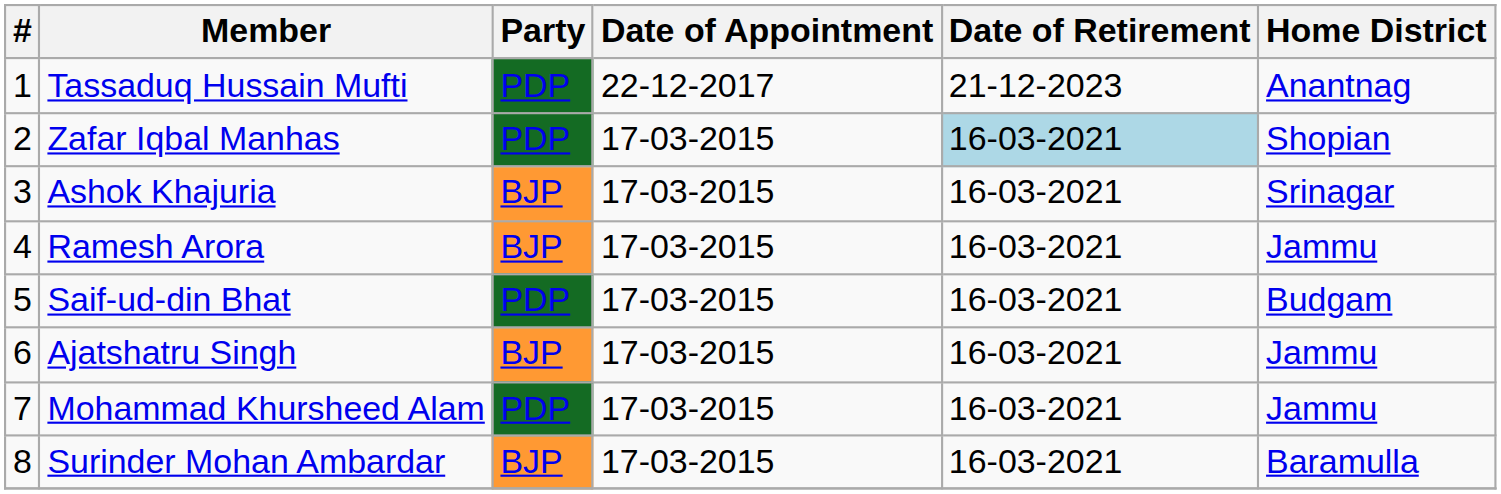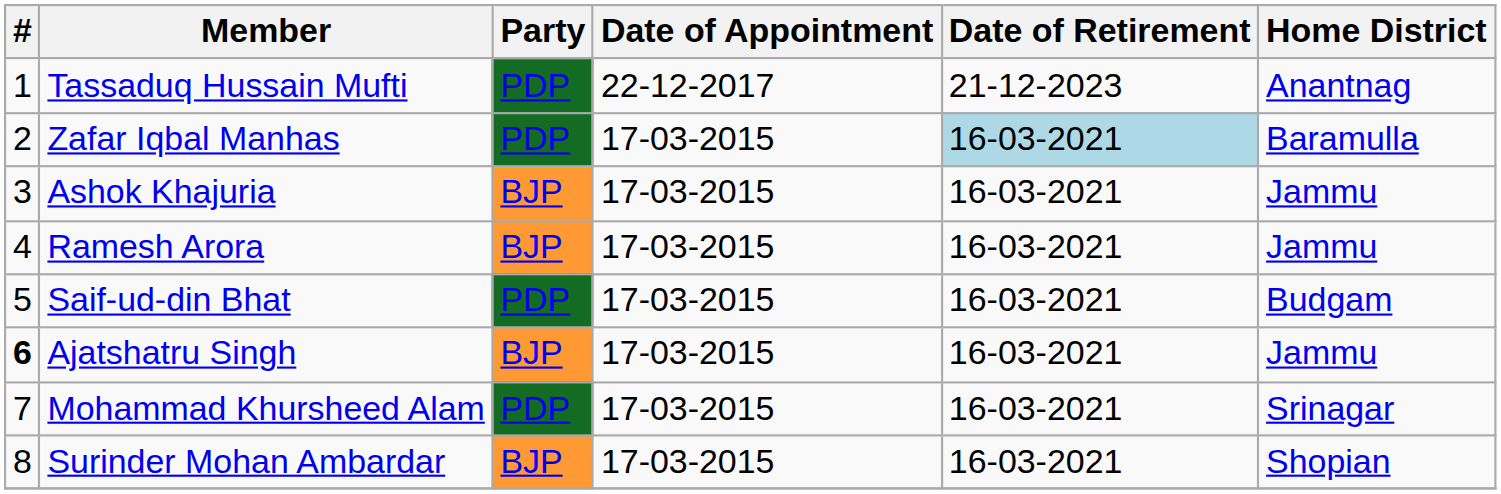(1328, 138) Shopian -> (1342, 138) Baramulla
(1330, 192) Srinagar -> (1322, 192) Jammu
(22, 354) normal -> (22, 354) bold
(1322, 407) Jammu -> (1330, 407) Srinagar
(1342, 461) Baramulla -> (1328, 461) Shopian
